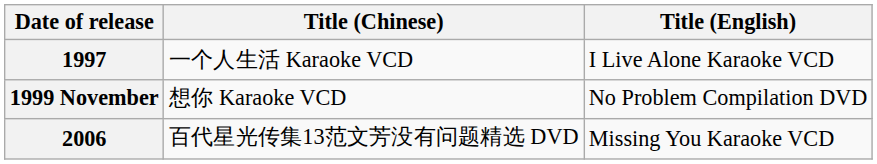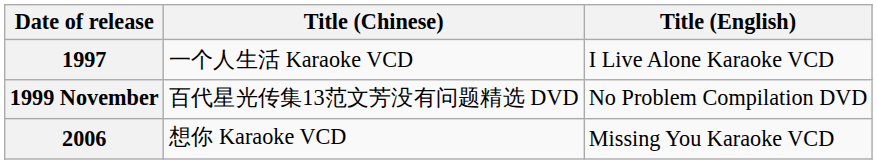(258, 98) 想你 Karaoke VCD -> (374, 98) 百代星光传集13范文芳没有问题精选 DVD
(374, 137) 百代星光传集13范文芳没有问题精选 DVD -> (258, 137) 想你 Karaoke VCD
